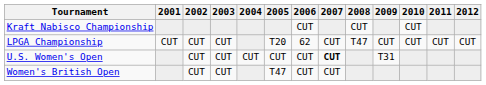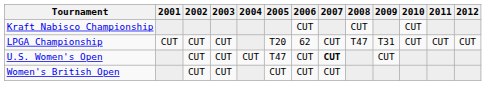(386, 43) CUT -> (386, 43) T31
(278, 58) CUT -> (278, 58) T47
(386, 58) T31 -> (386, 58) CUT
(278, 73) T47 -> (278, 73) CUT
